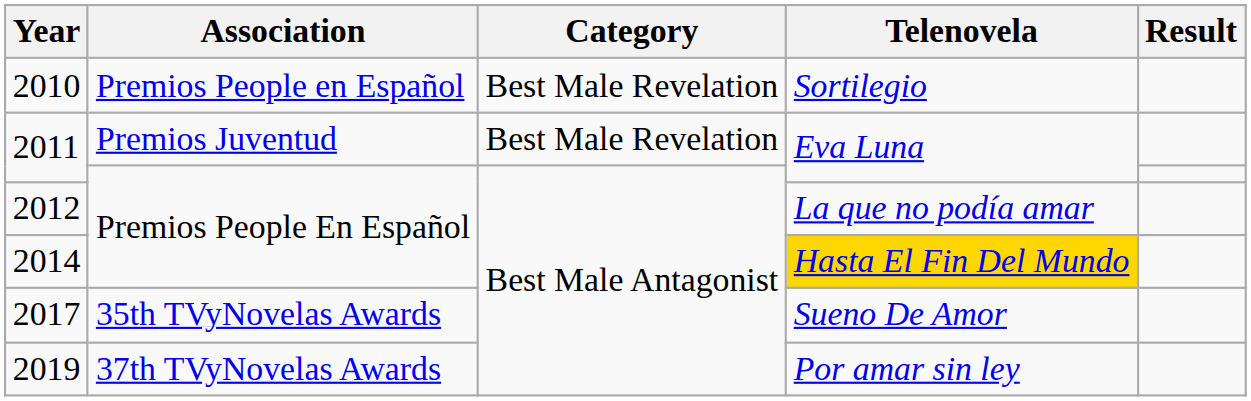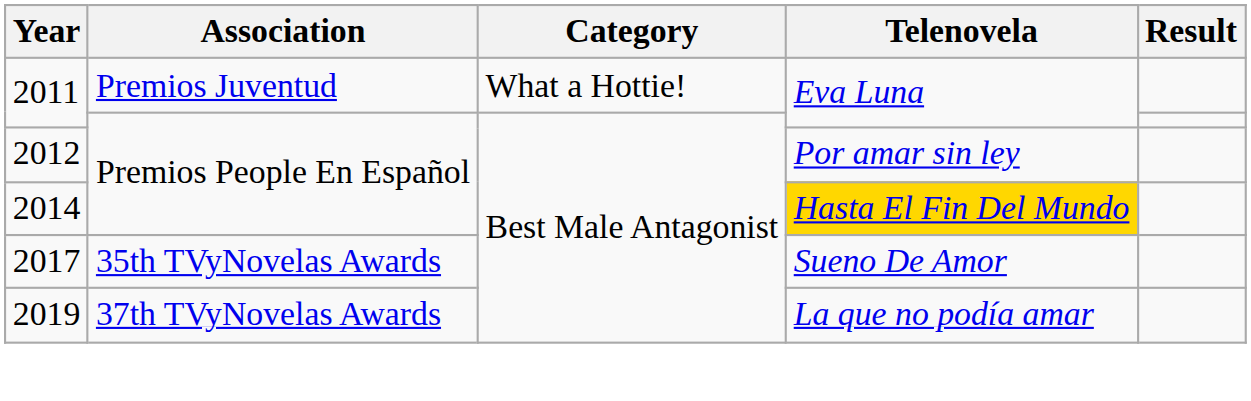- row: (47, 84)
(632, 138) Best Male Revelation -> (586, 84) What a Hottie!
(944, 207) La que no podía amar -> (907, 153) Por amar sin ley
(907, 368) Por amar sin ley -> (944, 314) La que no podía amar
